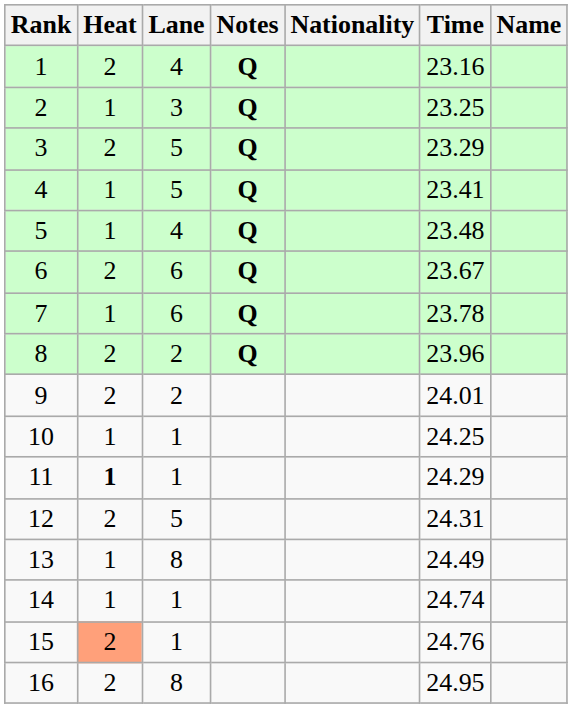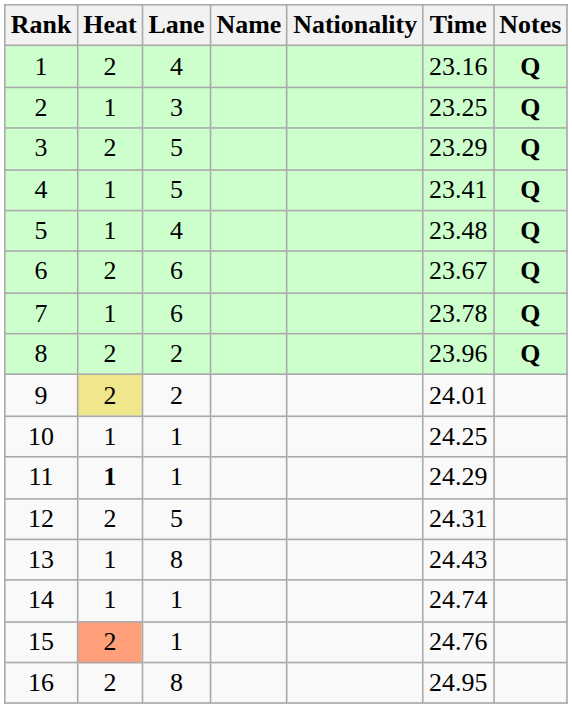columns swapped: (529, 25) <-> (248, 25)
(110, 395) no background -> (110, 395) khaki background
(455, 559) 24.49 -> (458, 559) 24.43
